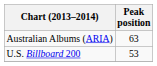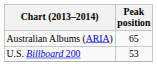(134, 38) 63 -> (134, 38) 65
